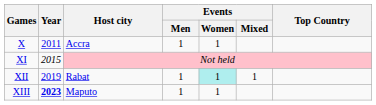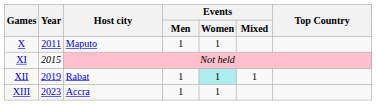(78, 44) Accra -> (81, 44) Maputo
(51, 92) bold -> (51, 92) normal
(81, 92) Maputo -> (78, 92) Accra
